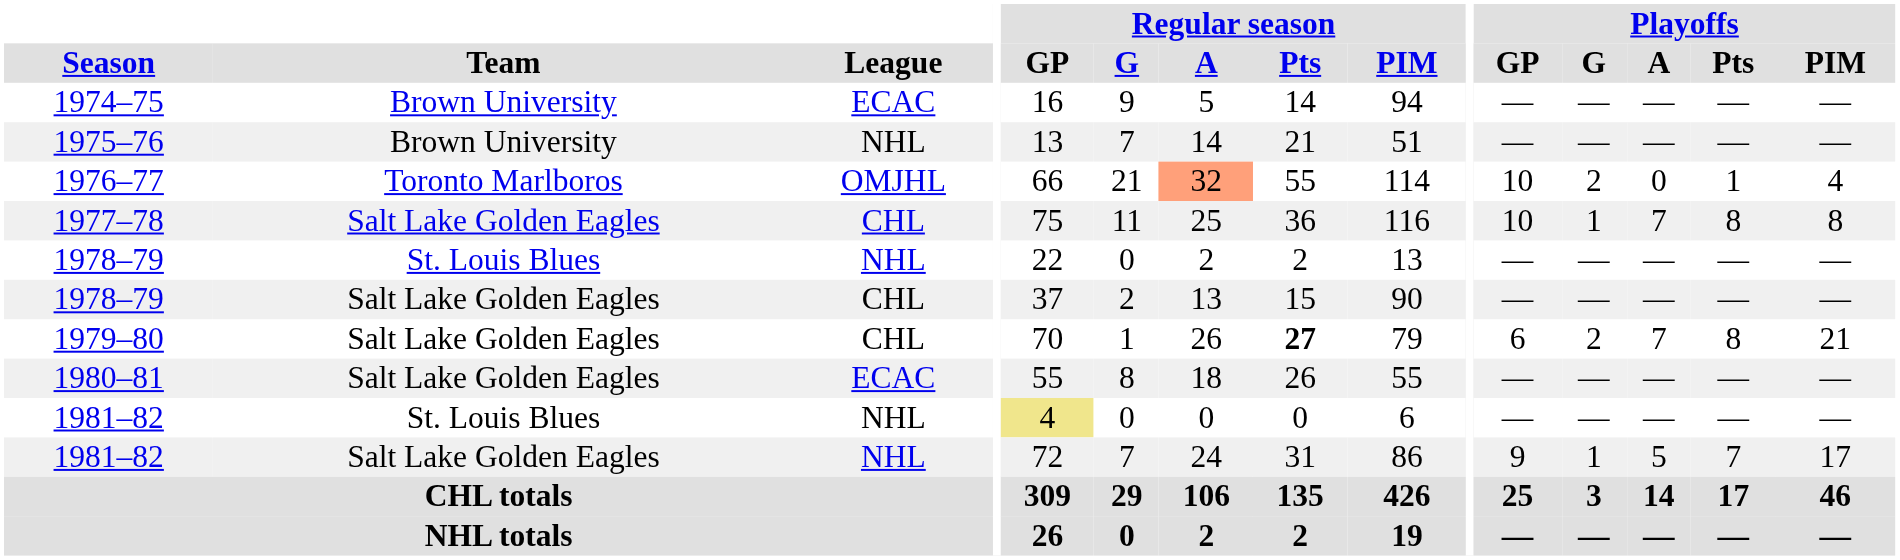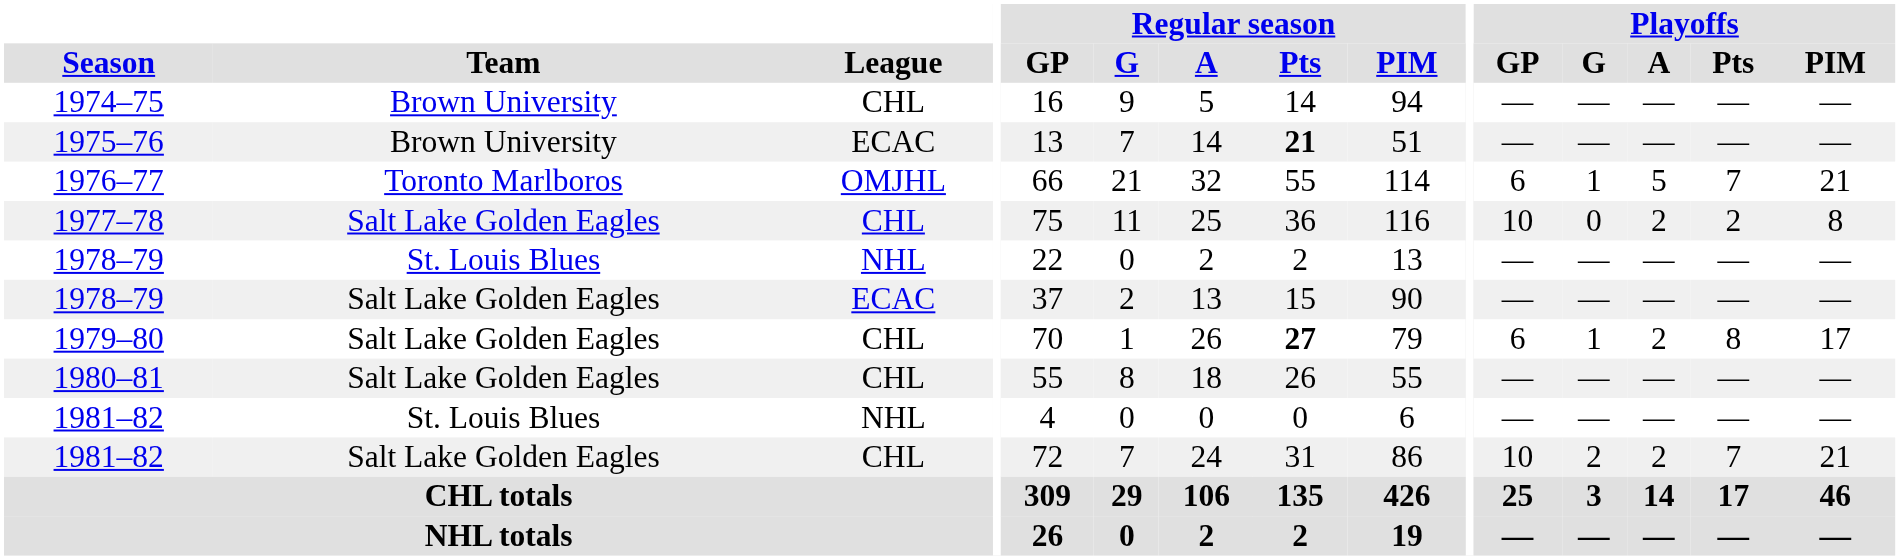(893, 102) ECAC -> (893, 102) CHL
(893, 141) NHL -> (893, 141) ECAC
(1300, 141) normal -> (1300, 141) bold
(1206, 180) lightsalmon background -> (1206, 180) no background
(1518, 180) 10 -> (1518, 180) 6
(1594, 180) 2 -> (1594, 180) 1
(1659, 180) 0 -> (1659, 180) 5
(1733, 180) 1 -> (1733, 180) 7
(1835, 180) 4 -> (1835, 180) 21
(1594, 220) 1 -> (1594, 220) 0
(1659, 220) 7 -> (1659, 220) 2
(1733, 220) 8 -> (1733, 220) 2
(893, 299) CHL -> (893, 299) ECAC
(1594, 338) 2 -> (1594, 338) 1
(1659, 338) 7 -> (1659, 338) 2
(1835, 338) 21 -> (1835, 338) 17
(893, 377) ECAC -> (893, 377) CHL
(1047, 417) khaki background -> (1047, 417) no background
(893, 456) NHL -> (893, 456) CHL
(1518, 456) 9 -> (1518, 456) 10
(1594, 456) 1 -> (1594, 456) 2
(1659, 456) 5 -> (1659, 456) 2
(1835, 456) 17 -> (1835, 456) 21
